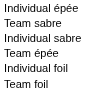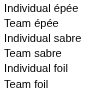rows swapped: (31, 53) <-> (33, 23)
